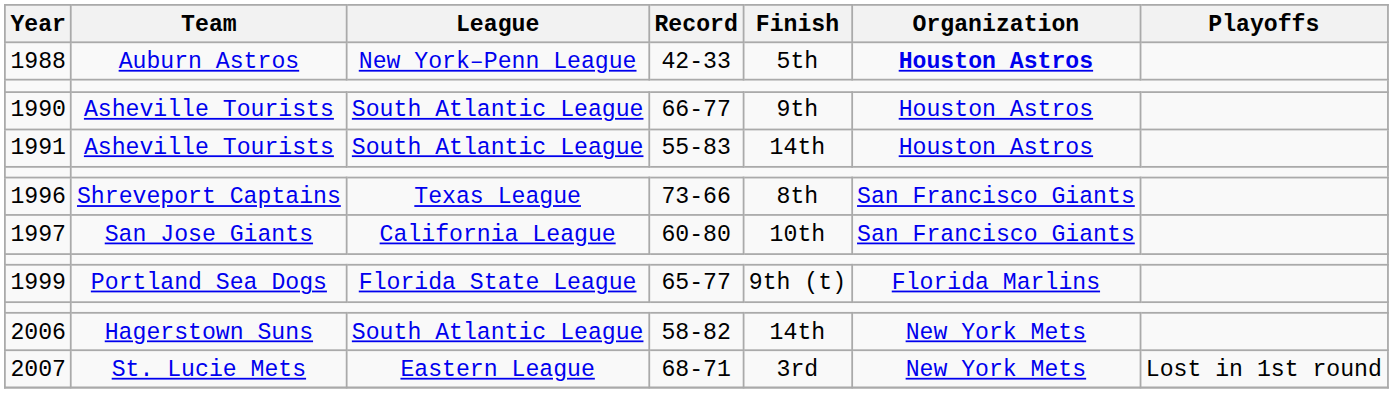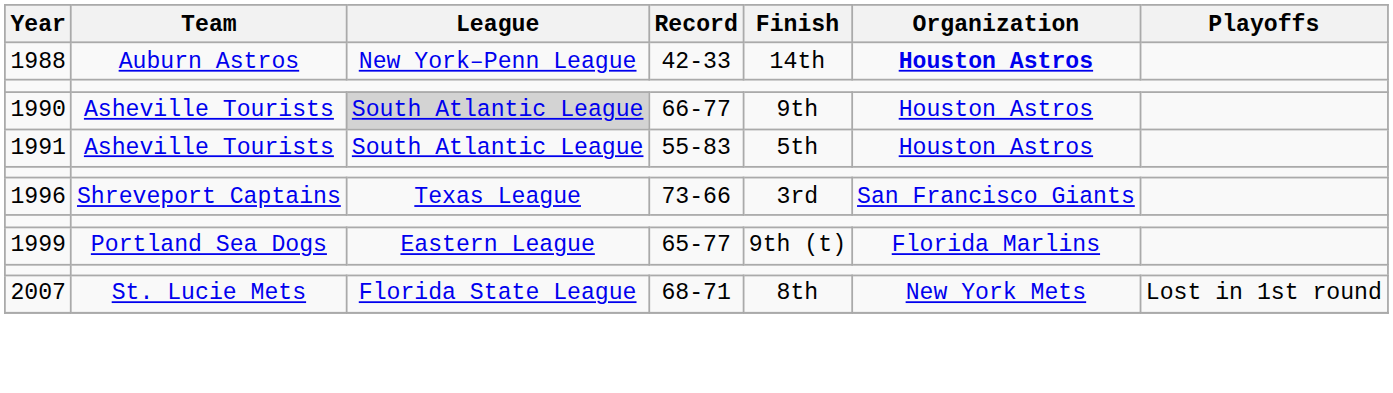(797, 61) 5th -> (797, 61) 14th
(498, 110) no background -> (498, 110) lightgrey background
(797, 148) 14th -> (797, 148) 5th
(797, 197) 8th -> (797, 197) 3rd
- row: (38, 234)
(498, 283) Florida State League -> (498, 245) Eastern League
- row: (38, 332)
(498, 370) Eastern League -> (498, 294) Florida State League
(797, 370) 3rd -> (797, 294) 8th
